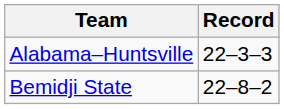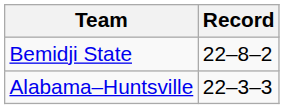rows swapped: (101, 53) <-> (71, 86)
